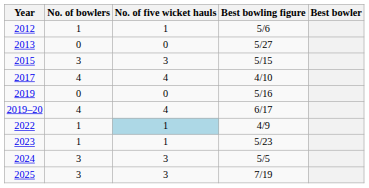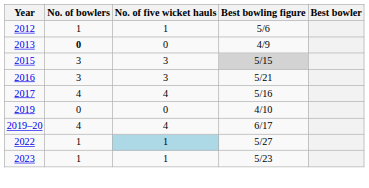(79, 45) normal -> (79, 45) bold
(263, 45) 5/27 -> (263, 45) 4/9
(263, 61) no background -> (263, 61) lightgrey background
+ row: (25, 77)
(263, 77) 4/10 -> (263, 93) 5/16
(263, 93) 5/16 -> (263, 110) 4/10
(263, 126) 4/9 -> (263, 142) 5/27
- row: (25, 158)
- row: (25, 175)
